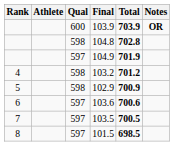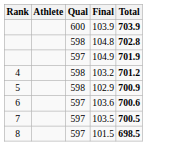- column: (156, 12)
